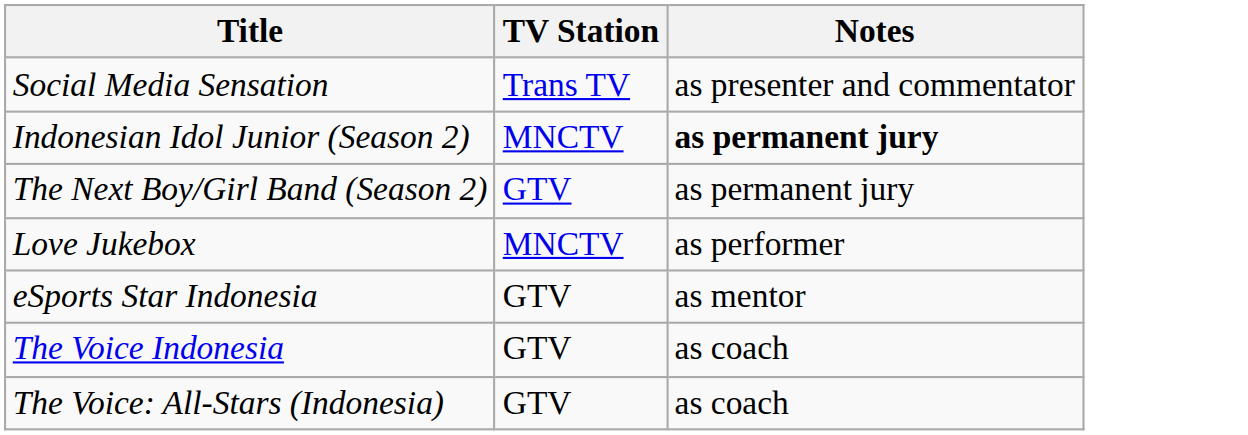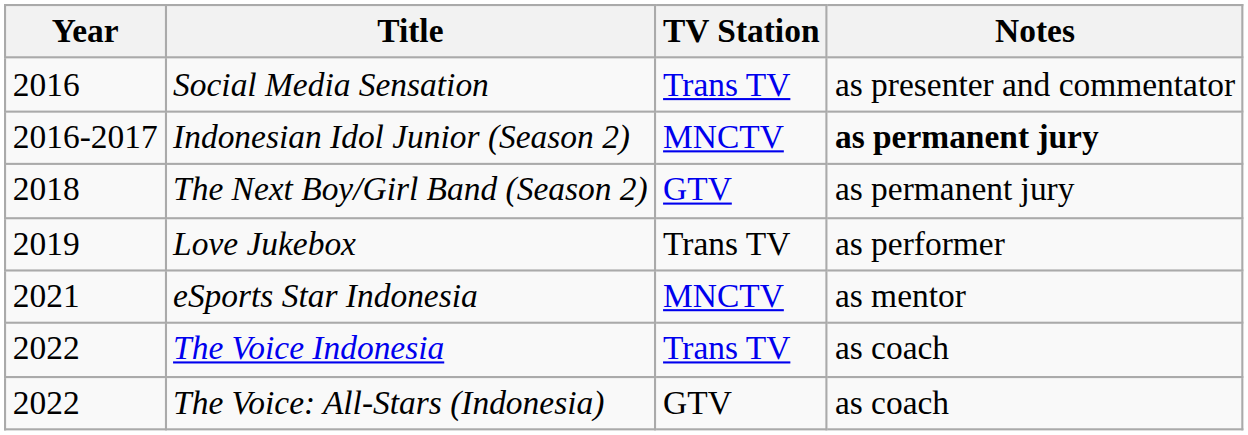+ column: (85, 31)
(563, 243) MNCTV -> (727, 243) Trans TV
(537, 296) GTV -> (723, 296) MNCTV
(537, 349) GTV -> (727, 349) Trans TV
